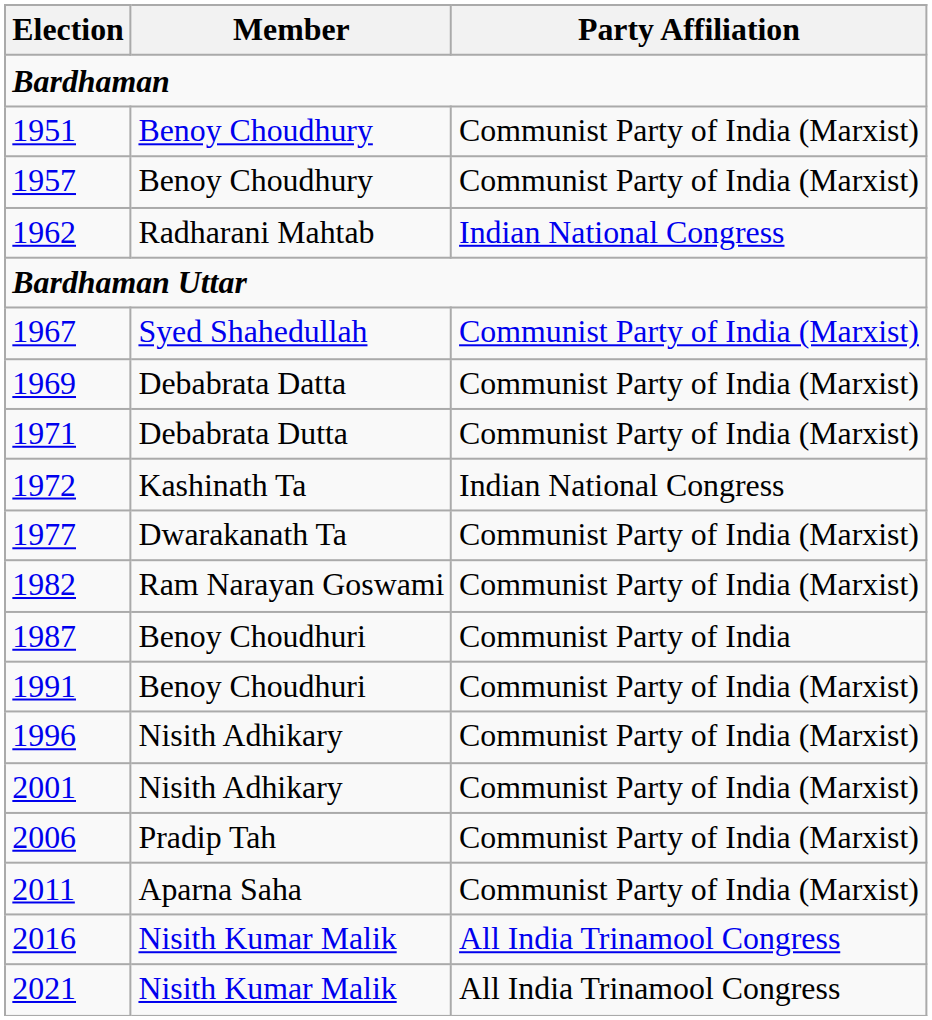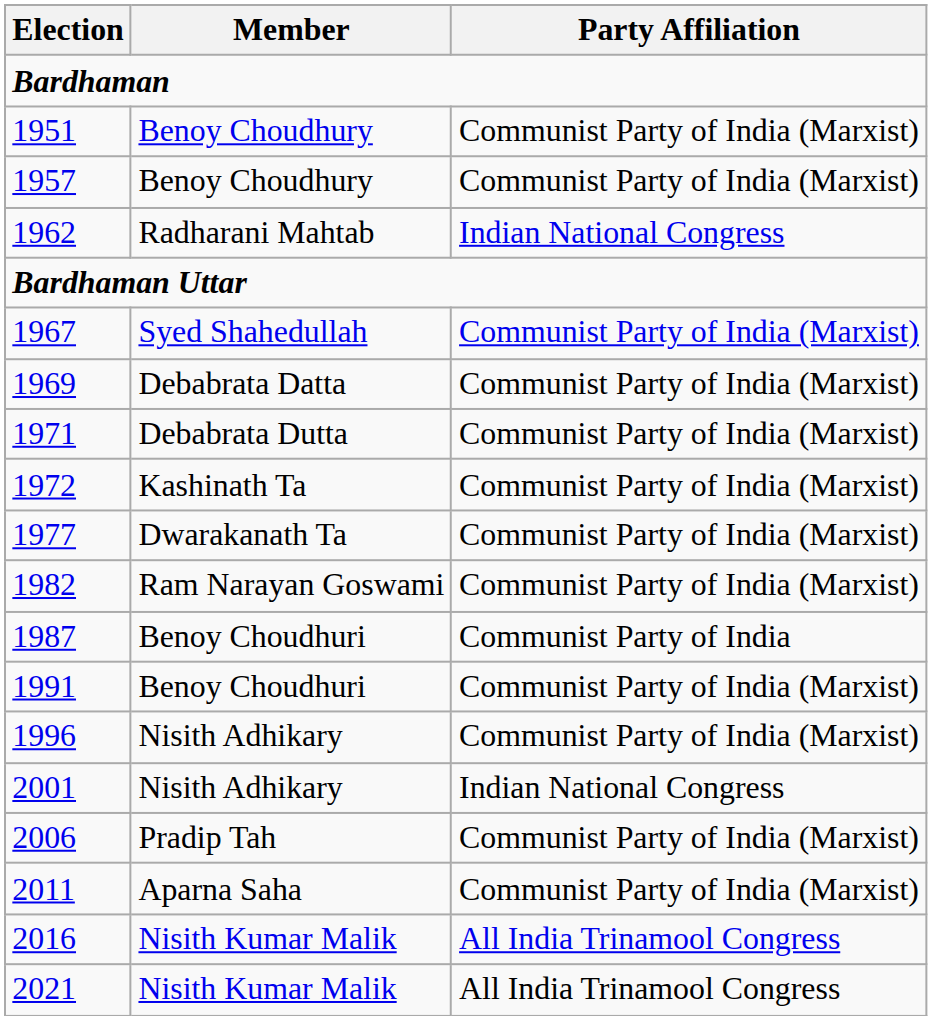(622, 484) Indian National Congress -> (689, 484) Communist Party of India (Marxist)
(689, 787) Communist Party of India (Marxist) -> (622, 787) Indian National Congress
